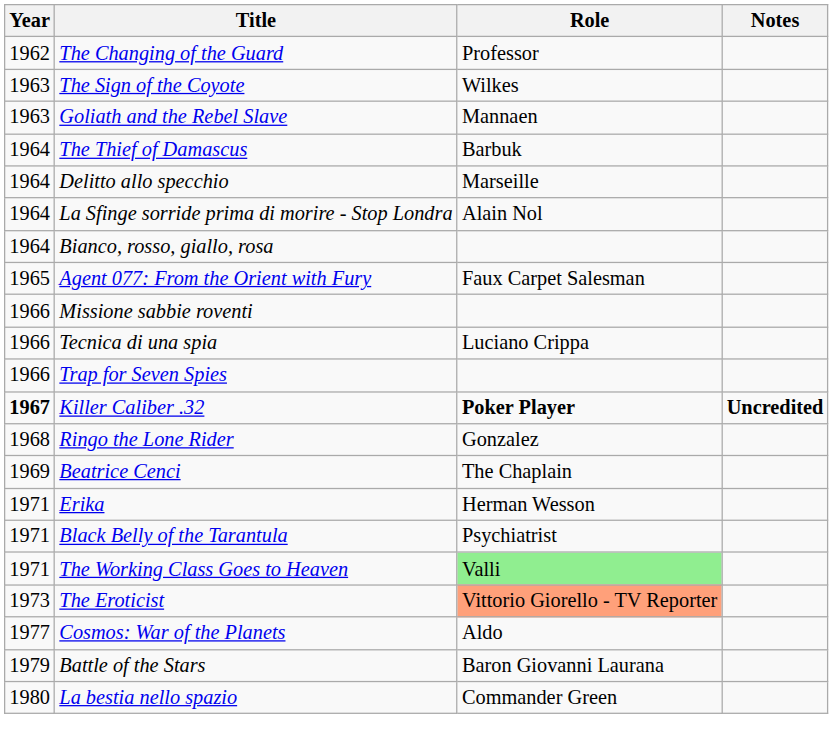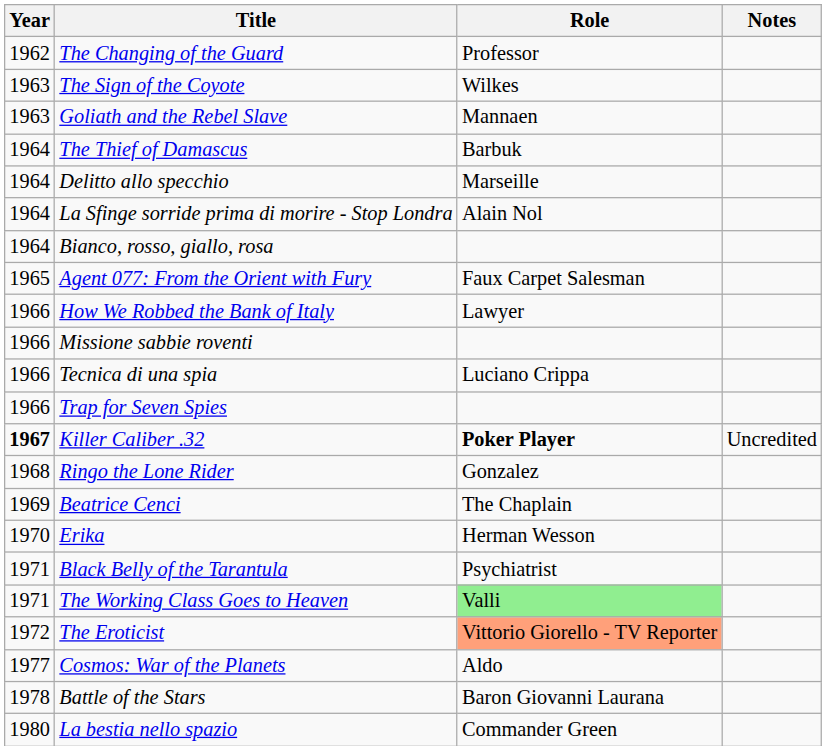+ row: (197, 310)
(775, 407) bold -> (772, 439) normal
(30, 504) 1971 -> (30, 536) 1970
(30, 600) 1973 -> (30, 632) 1972
(30, 665) 1979 -> (30, 697) 1978
